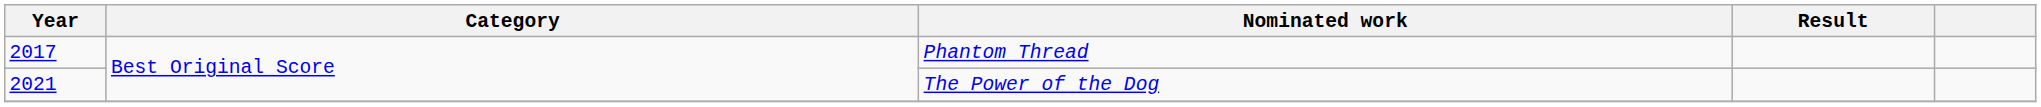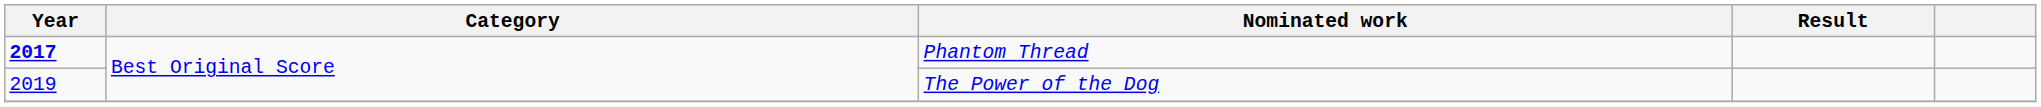(33, 53) normal -> (33, 53) bold
(33, 85) 2021 -> (33, 85) 2019
